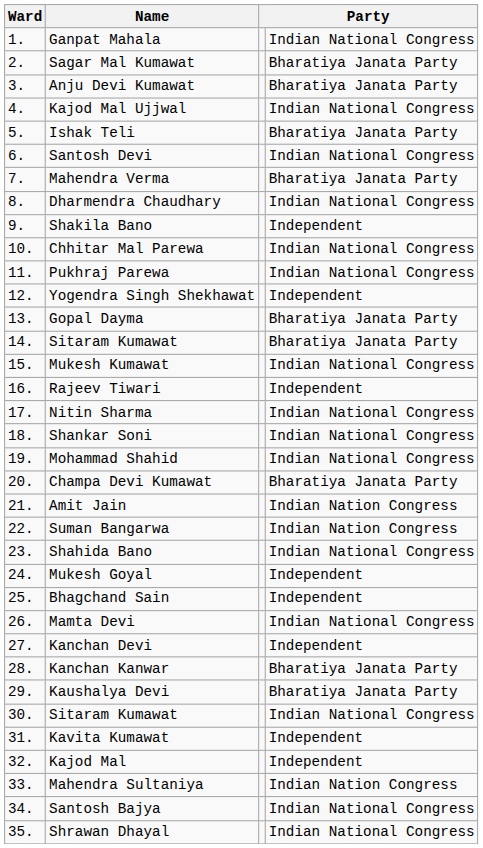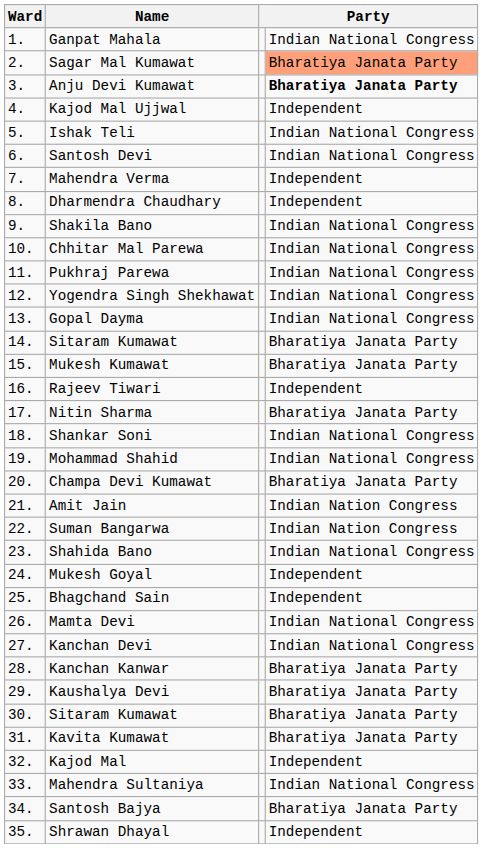(363, 63) no background -> (363, 63) lightsalmon background
(363, 86) normal -> (363, 86) bold
(372, 109) Indian National Congress -> (316, 109) Independent
(363, 133) Bharatiya Janata Party -> (372, 133) Indian National Congress
(363, 179) Bharatiya Janata Party -> (316, 179) Independent
(372, 203) Indian National Congress -> (316, 203) Independent
(316, 226) Independent -> (372, 226) Indian National Congress
(316, 296) Independent -> (372, 296) Indian National Congress
(363, 319) Bharatiya Janata Party -> (372, 319) Indian National Congress
(372, 366) Indian National Congress -> (363, 366) Bharatiya Janata Party
(372, 412) Indian National Congress -> (363, 412) Bharatiya Janata Party
(316, 645) Independent -> (372, 645) Indian National Congress
(372, 715) Indian National Congress -> (363, 715) Bharatiya Janata Party
(316, 739) Independent -> (363, 739) Bharatiya Janata Party
(363, 785) Indian Nation Congress -> (372, 785) Indian National Congress
(372, 809) Indian National Congress -> (363, 809) Bharatiya Janata Party
(372, 832) Indian National Congress -> (316, 832) Independent
